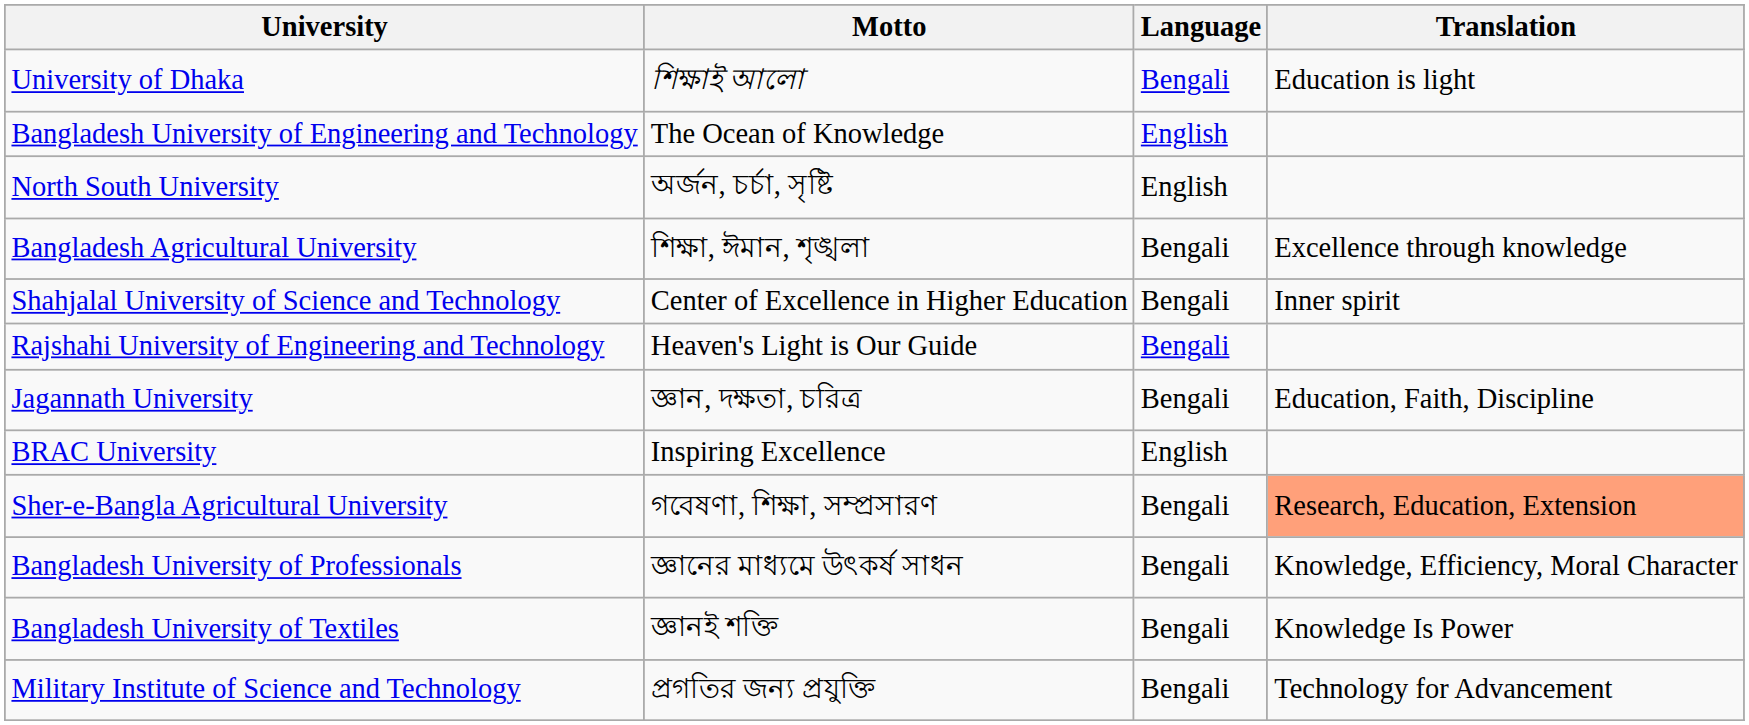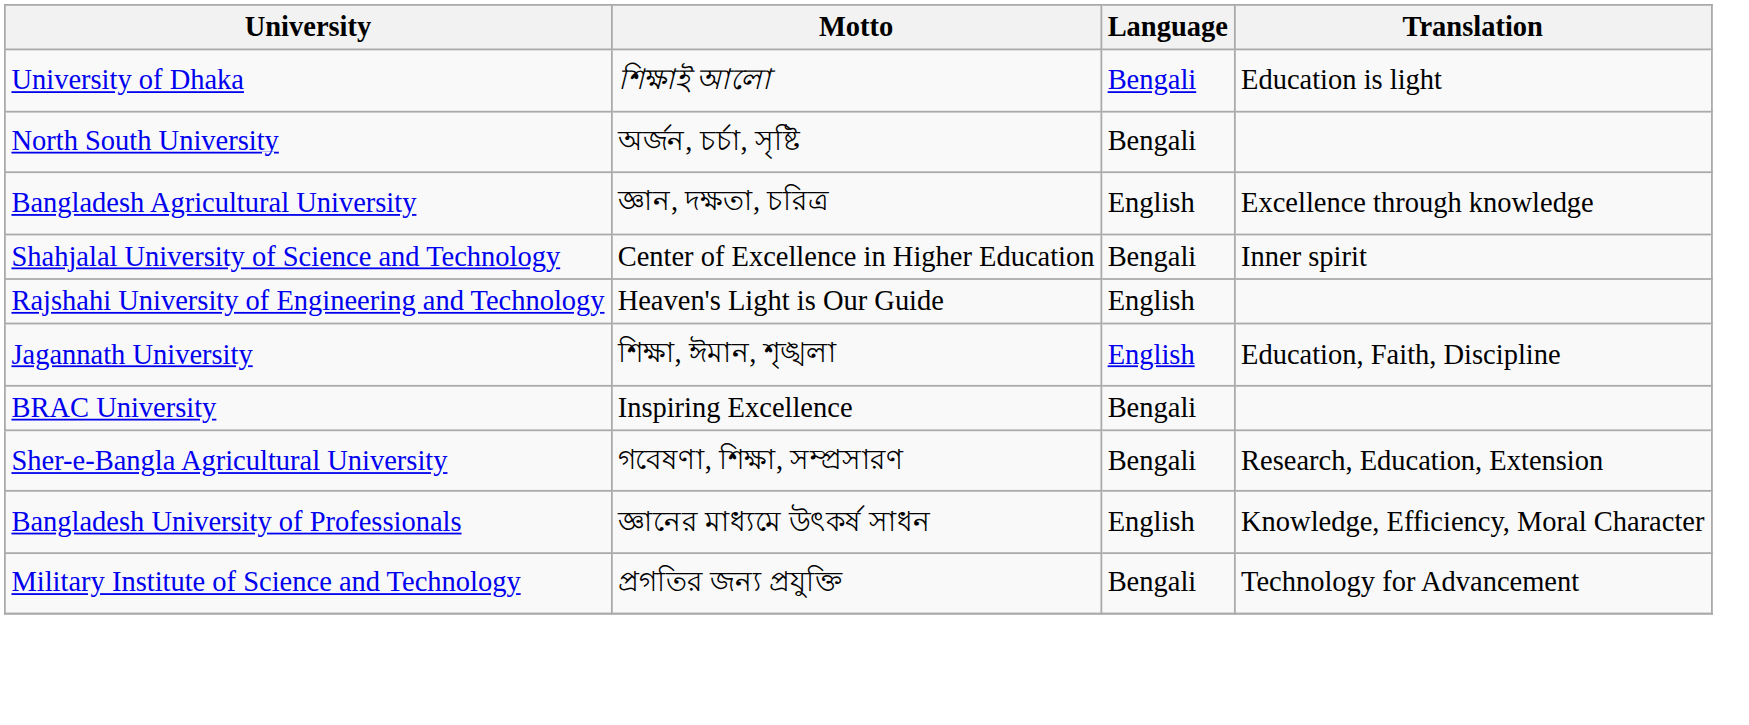- row: (325, 133)
(1184, 186) English -> (1152, 141) Bengali
(760, 246) শিক্ষা, ঈমান, শৃঙ্খলা -> (724, 201) জ্ঞান, দক্ষতা, চরিত্র
(1185, 247) Bengali -> (1151, 202) English
(1185, 346) Bengali -> (1151, 300) English
(757, 398) জ্ঞান, দক্ষতা, চরিত্র -> (727, 353) শিক্ষা, ঈমান, শৃঙ্খলা
(1185, 399) Bengali -> (1151, 354) English
(1184, 452) English -> (1152, 407) Bengali
(1455, 505) lightsalmon background -> (1422, 460) no background
(1185, 566) Bengali -> (1151, 521) English
- row: (205, 628)
